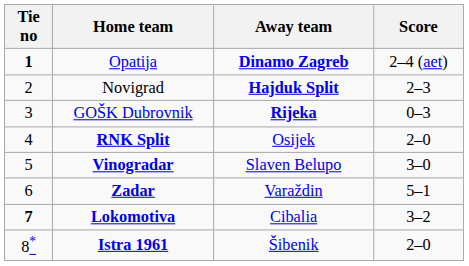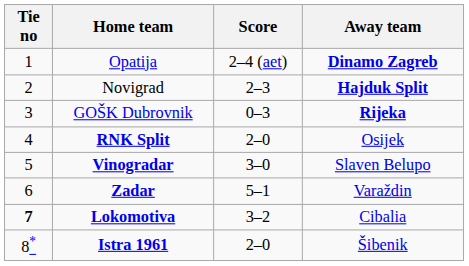columns swapped: (418, 26) <-> (294, 26)
(29, 61) bold -> (29, 61) normal
